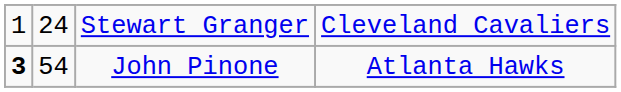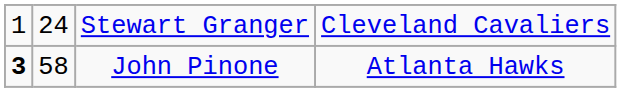(54, 67) 54 -> (54, 67) 58
